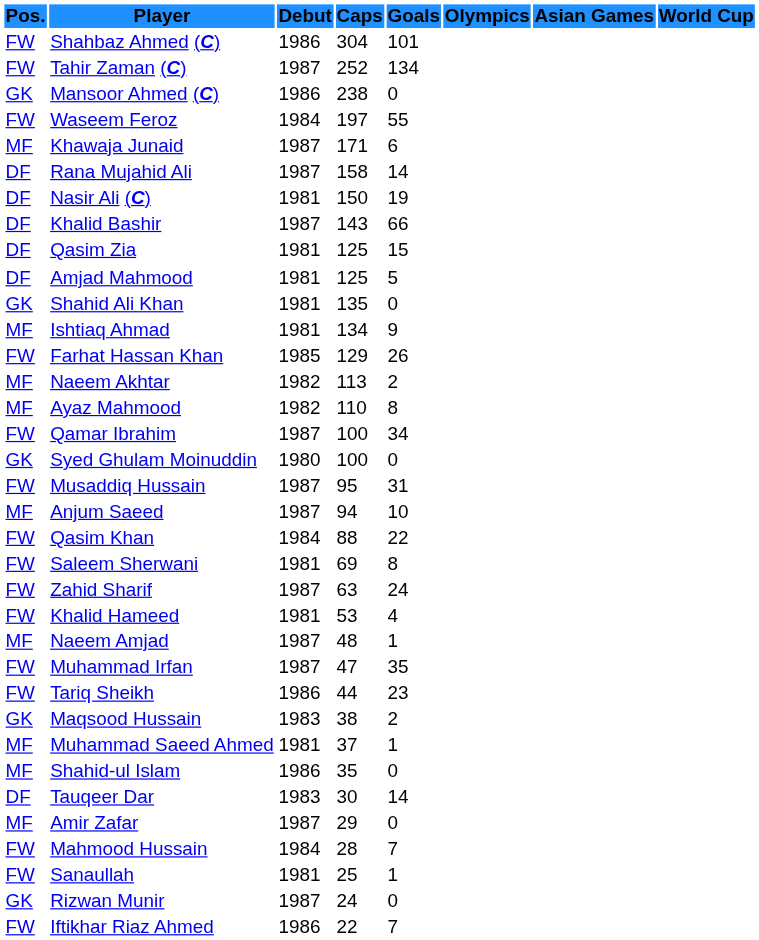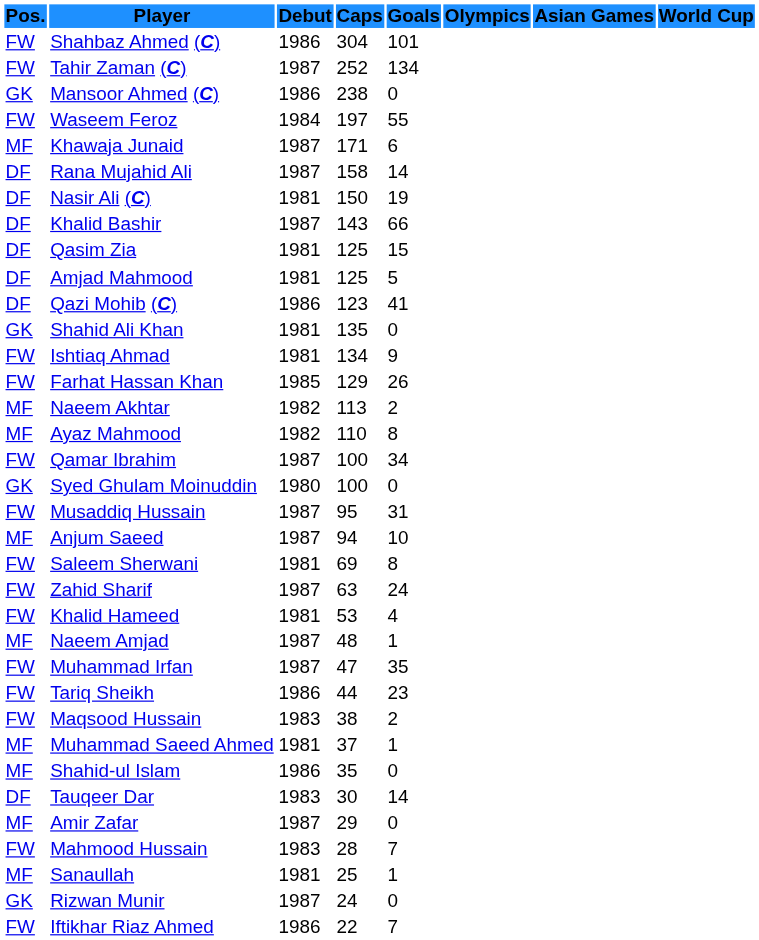+ row: (114, 303)
(19, 329) MF -> (20, 355) FW
- row: (102, 537)
(19, 719) GK -> (20, 719) FW
(299, 849) 1984 -> (299, 849) 1983
(20, 875) FW -> (19, 875) MF
